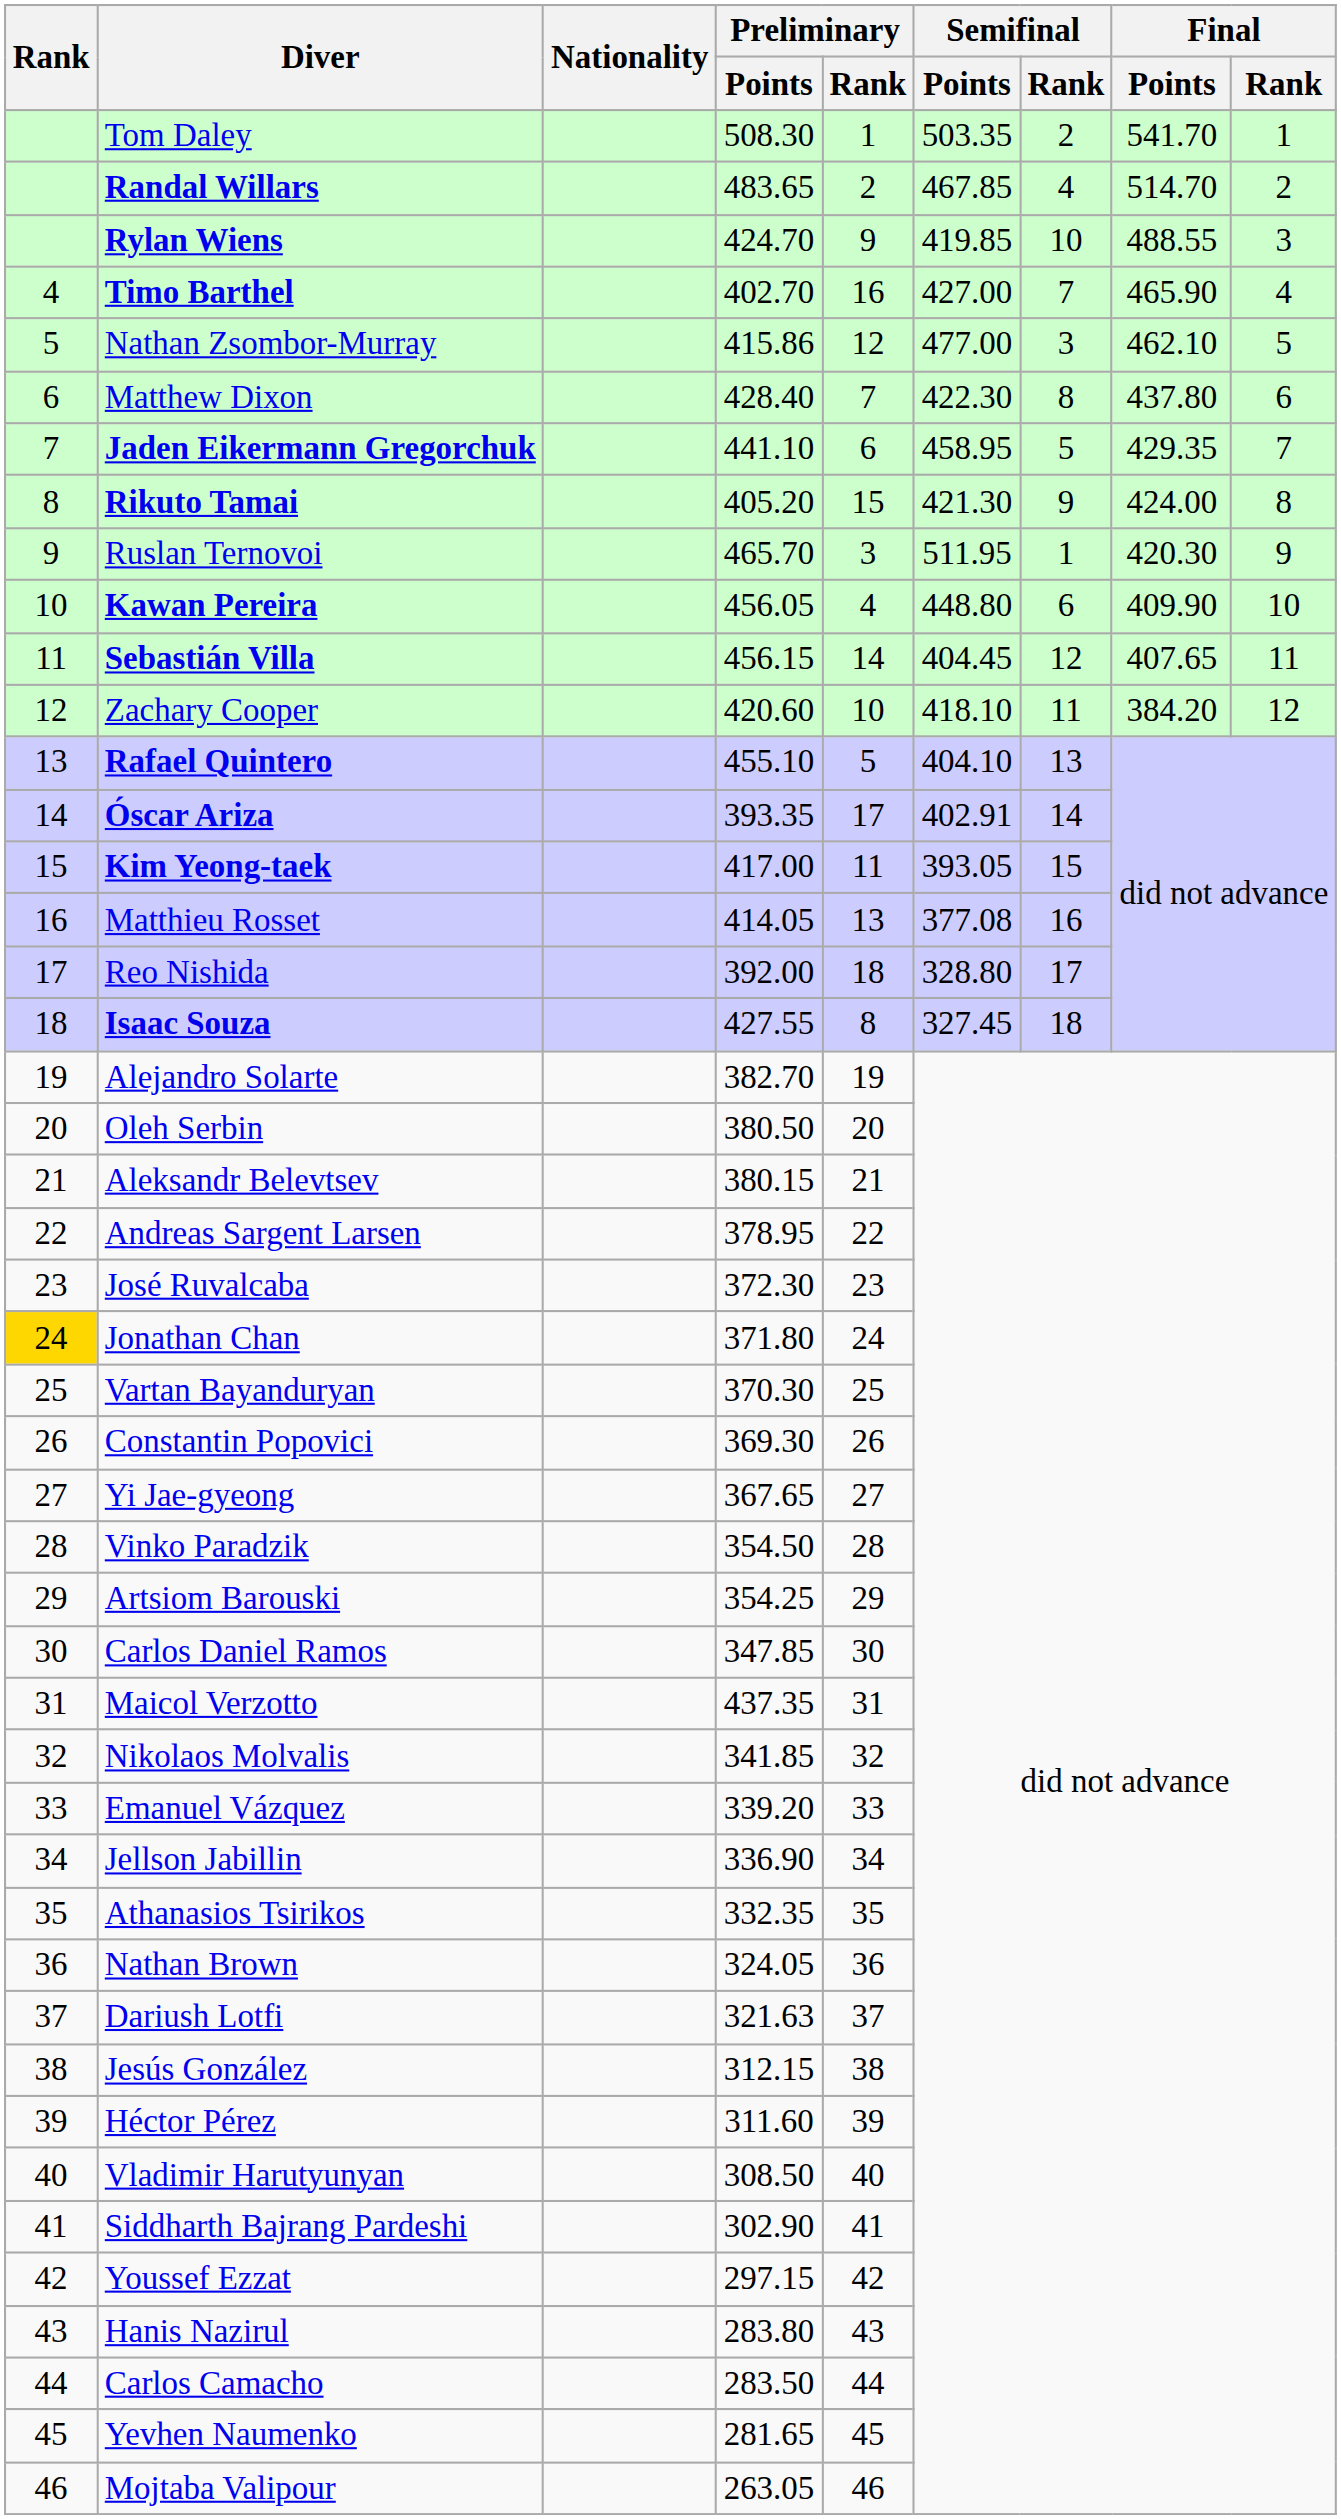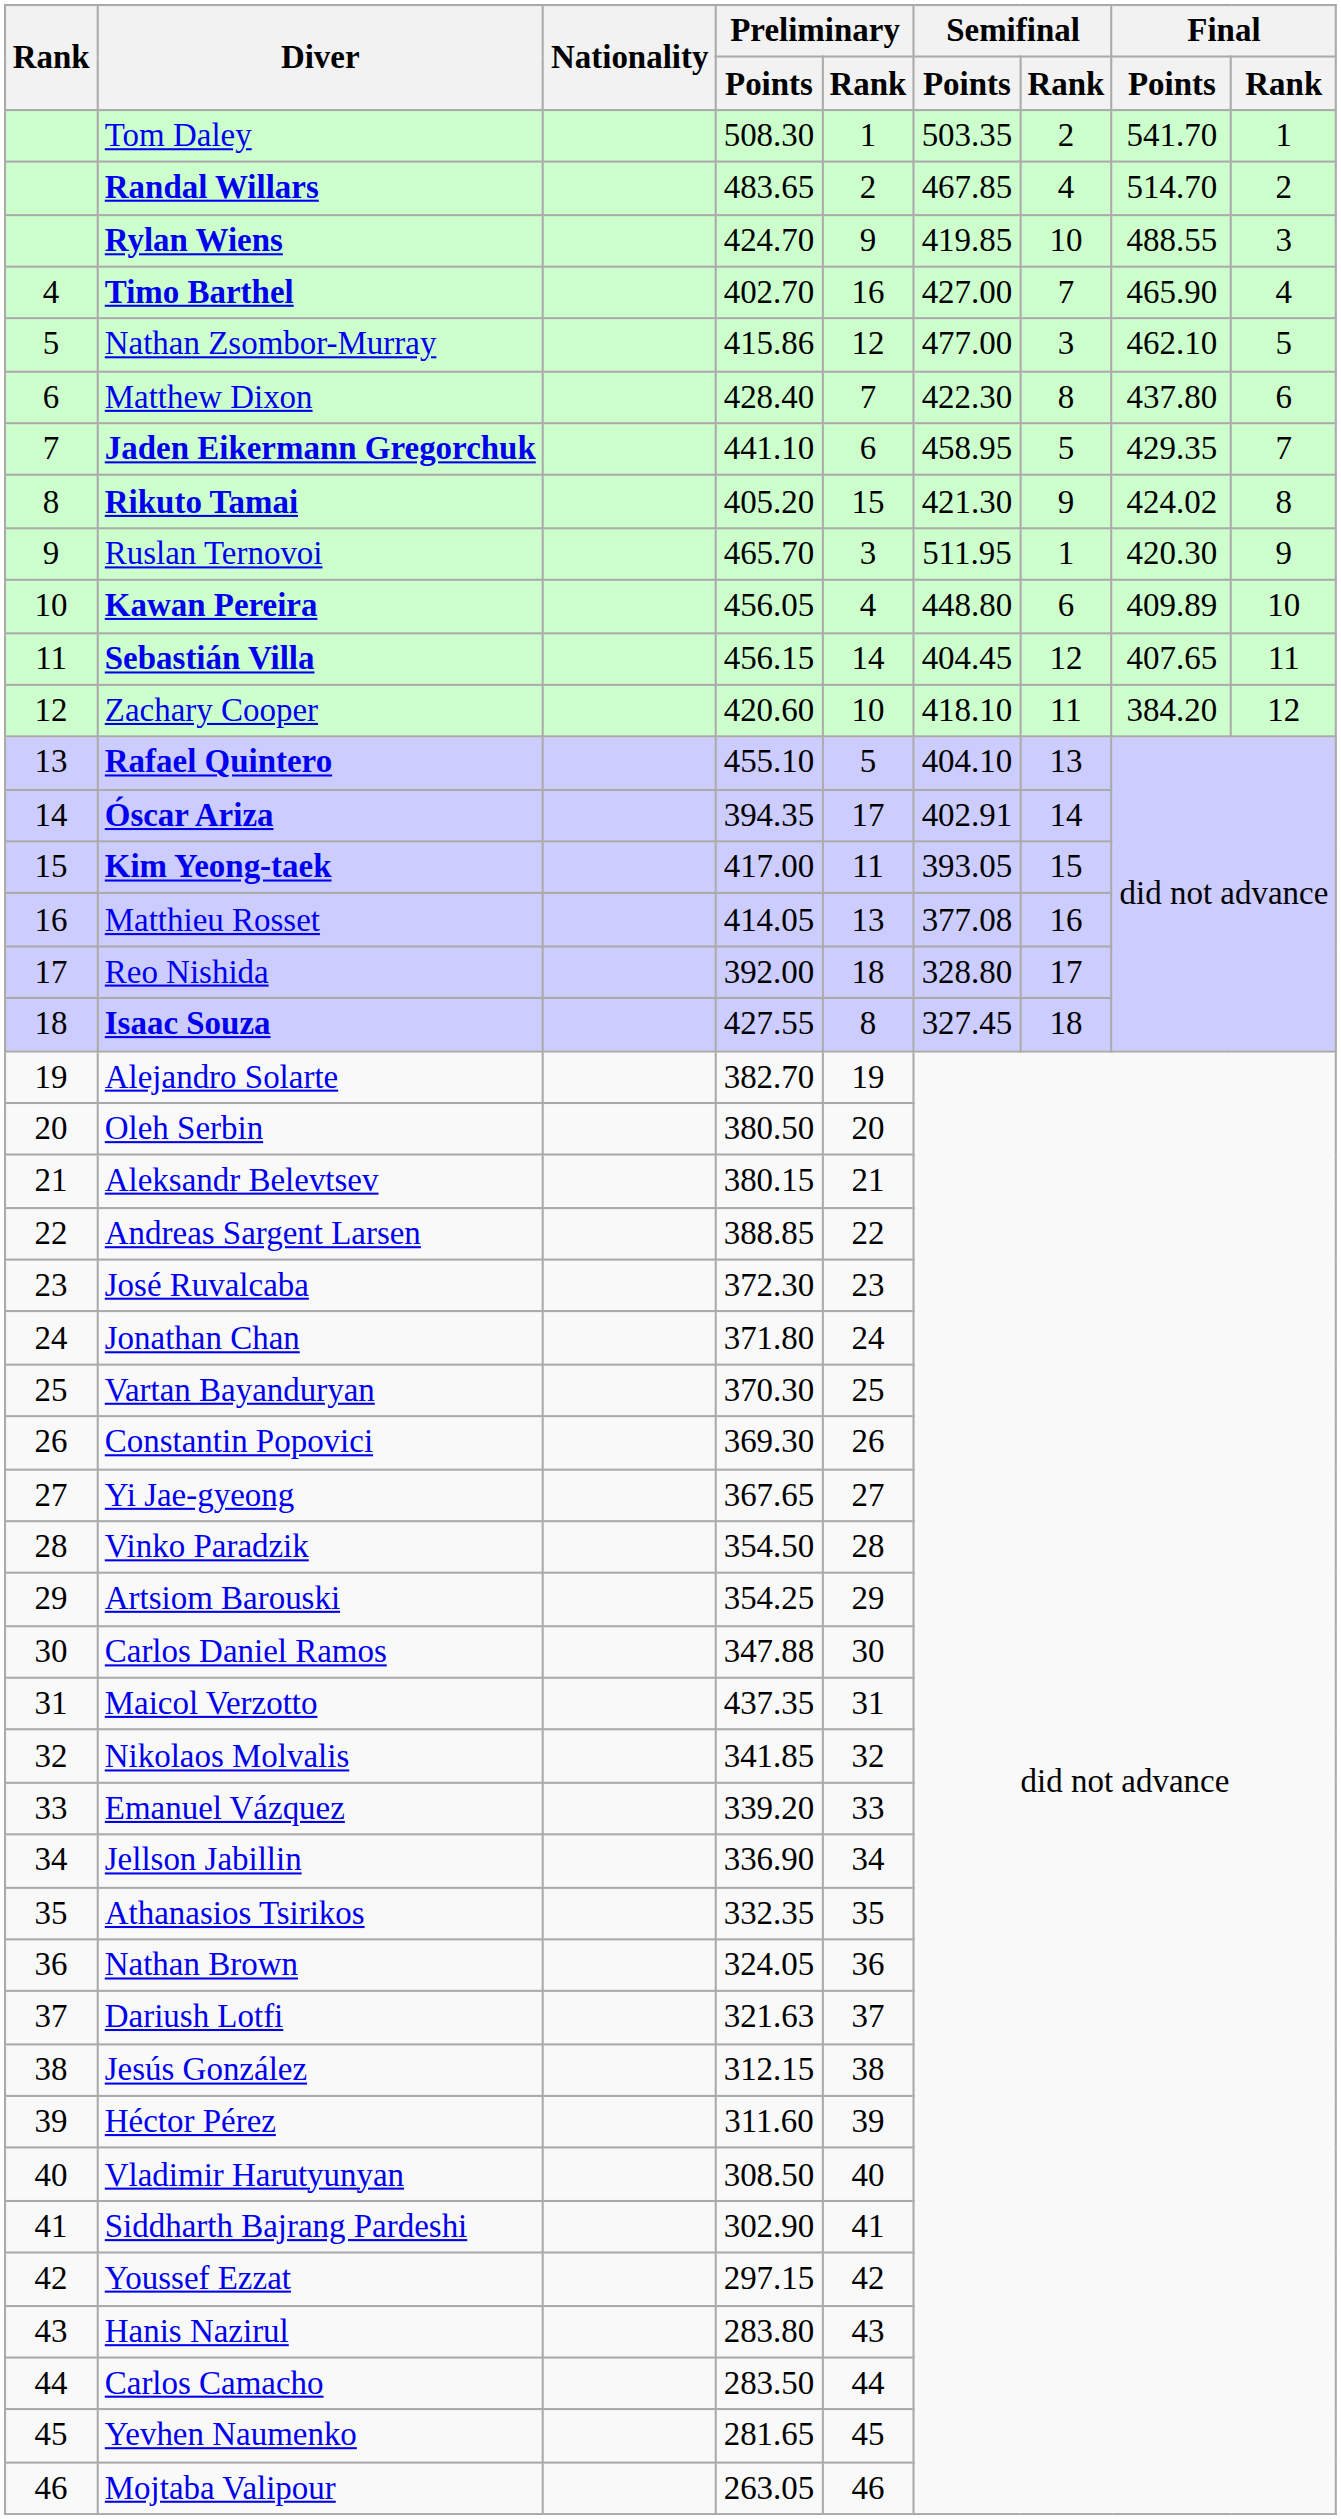(1172, 501) 424.00 -> (1172, 501) 424.02
(1172, 605) 409.90 -> (1172, 605) 409.89
(769, 814) 393.35 -> (769, 814) 394.35
(769, 1232) 378.95 -> (769, 1232) 388.85
(51, 1337) gold background -> (51, 1337) no background
(769, 1651) 347.85 -> (769, 1651) 347.88
